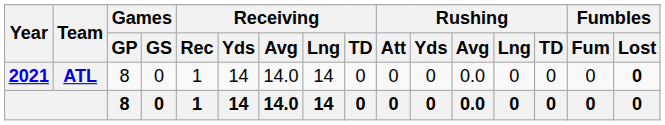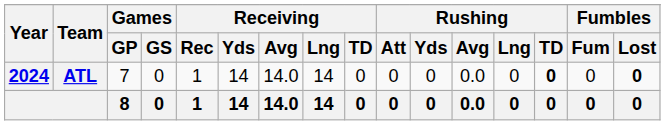(29, 76) 2021 -> (29, 76) 2024
(125, 76) 8 -> (125, 76) 7
(551, 76) normal -> (551, 76) bold
